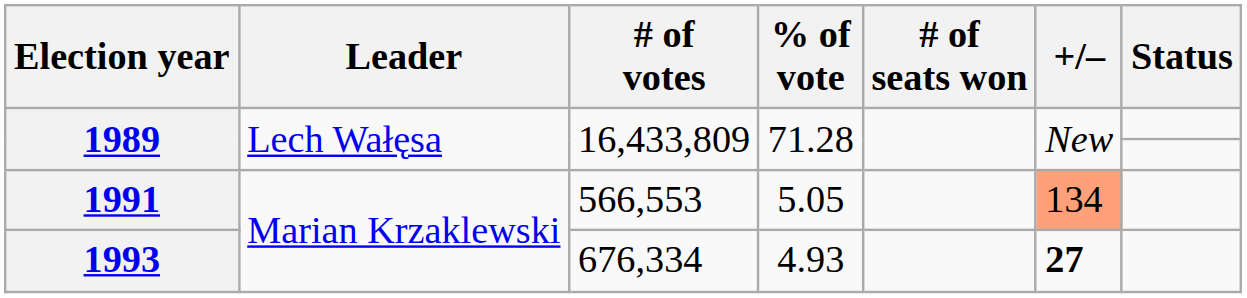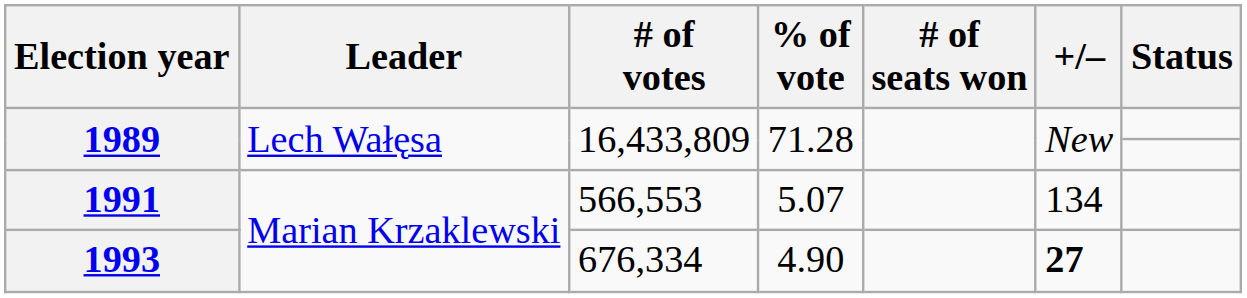(811, 199) 5.05 -> (811, 199) 5.07
(1074, 199) lightsalmon background -> (1074, 199) no background
(811, 259) 4.93 -> (811, 259) 4.90
